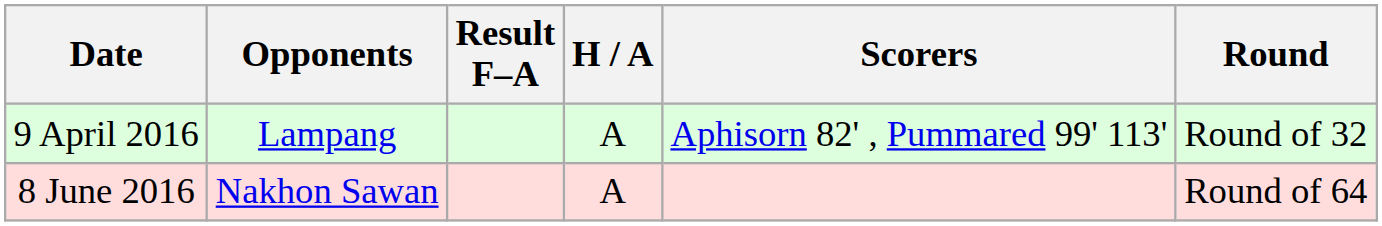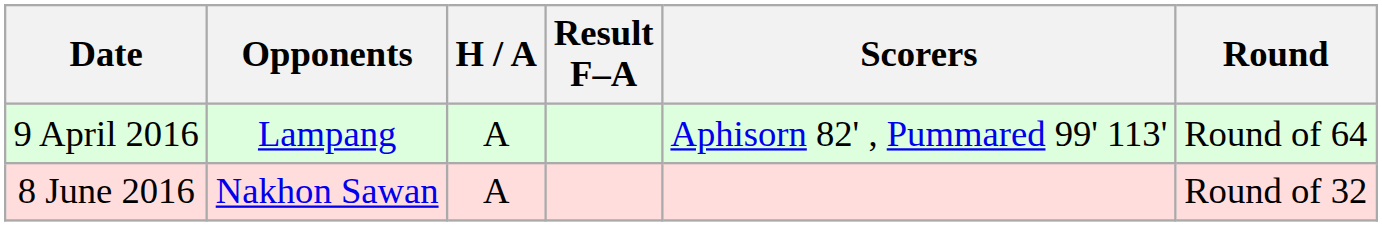columns swapped: (613, 54) <-> (505, 54)
(1276, 132) Round of 32 -> (1276, 132) Round of 64
(1276, 190) Round of 64 -> (1276, 190) Round of 32
